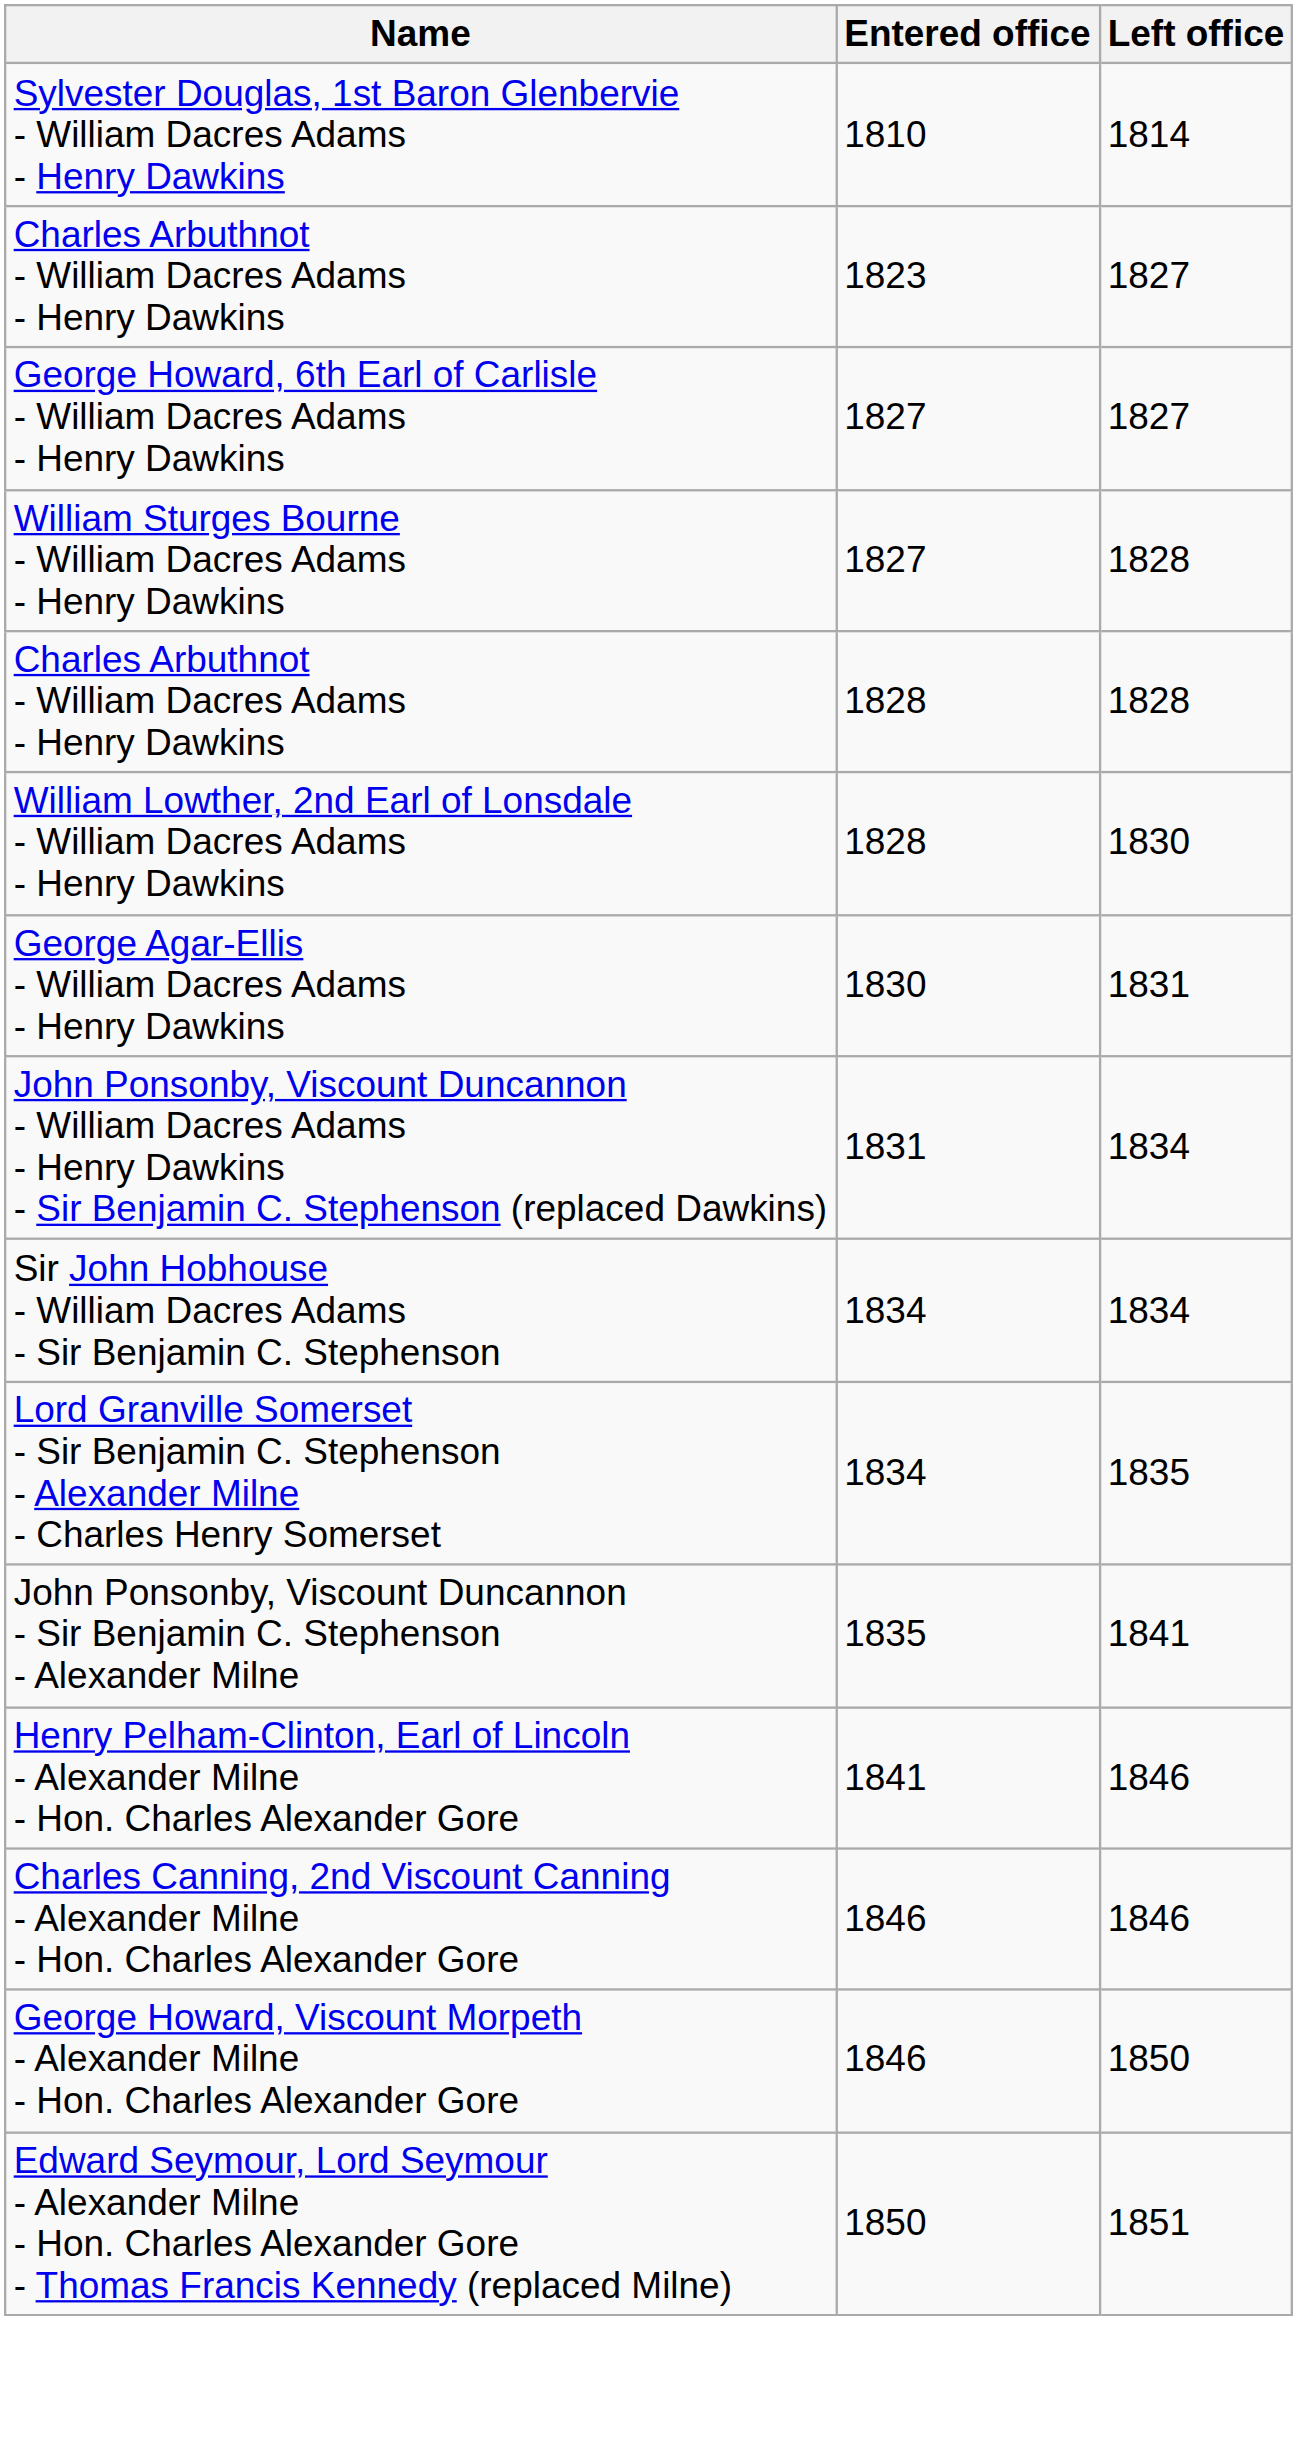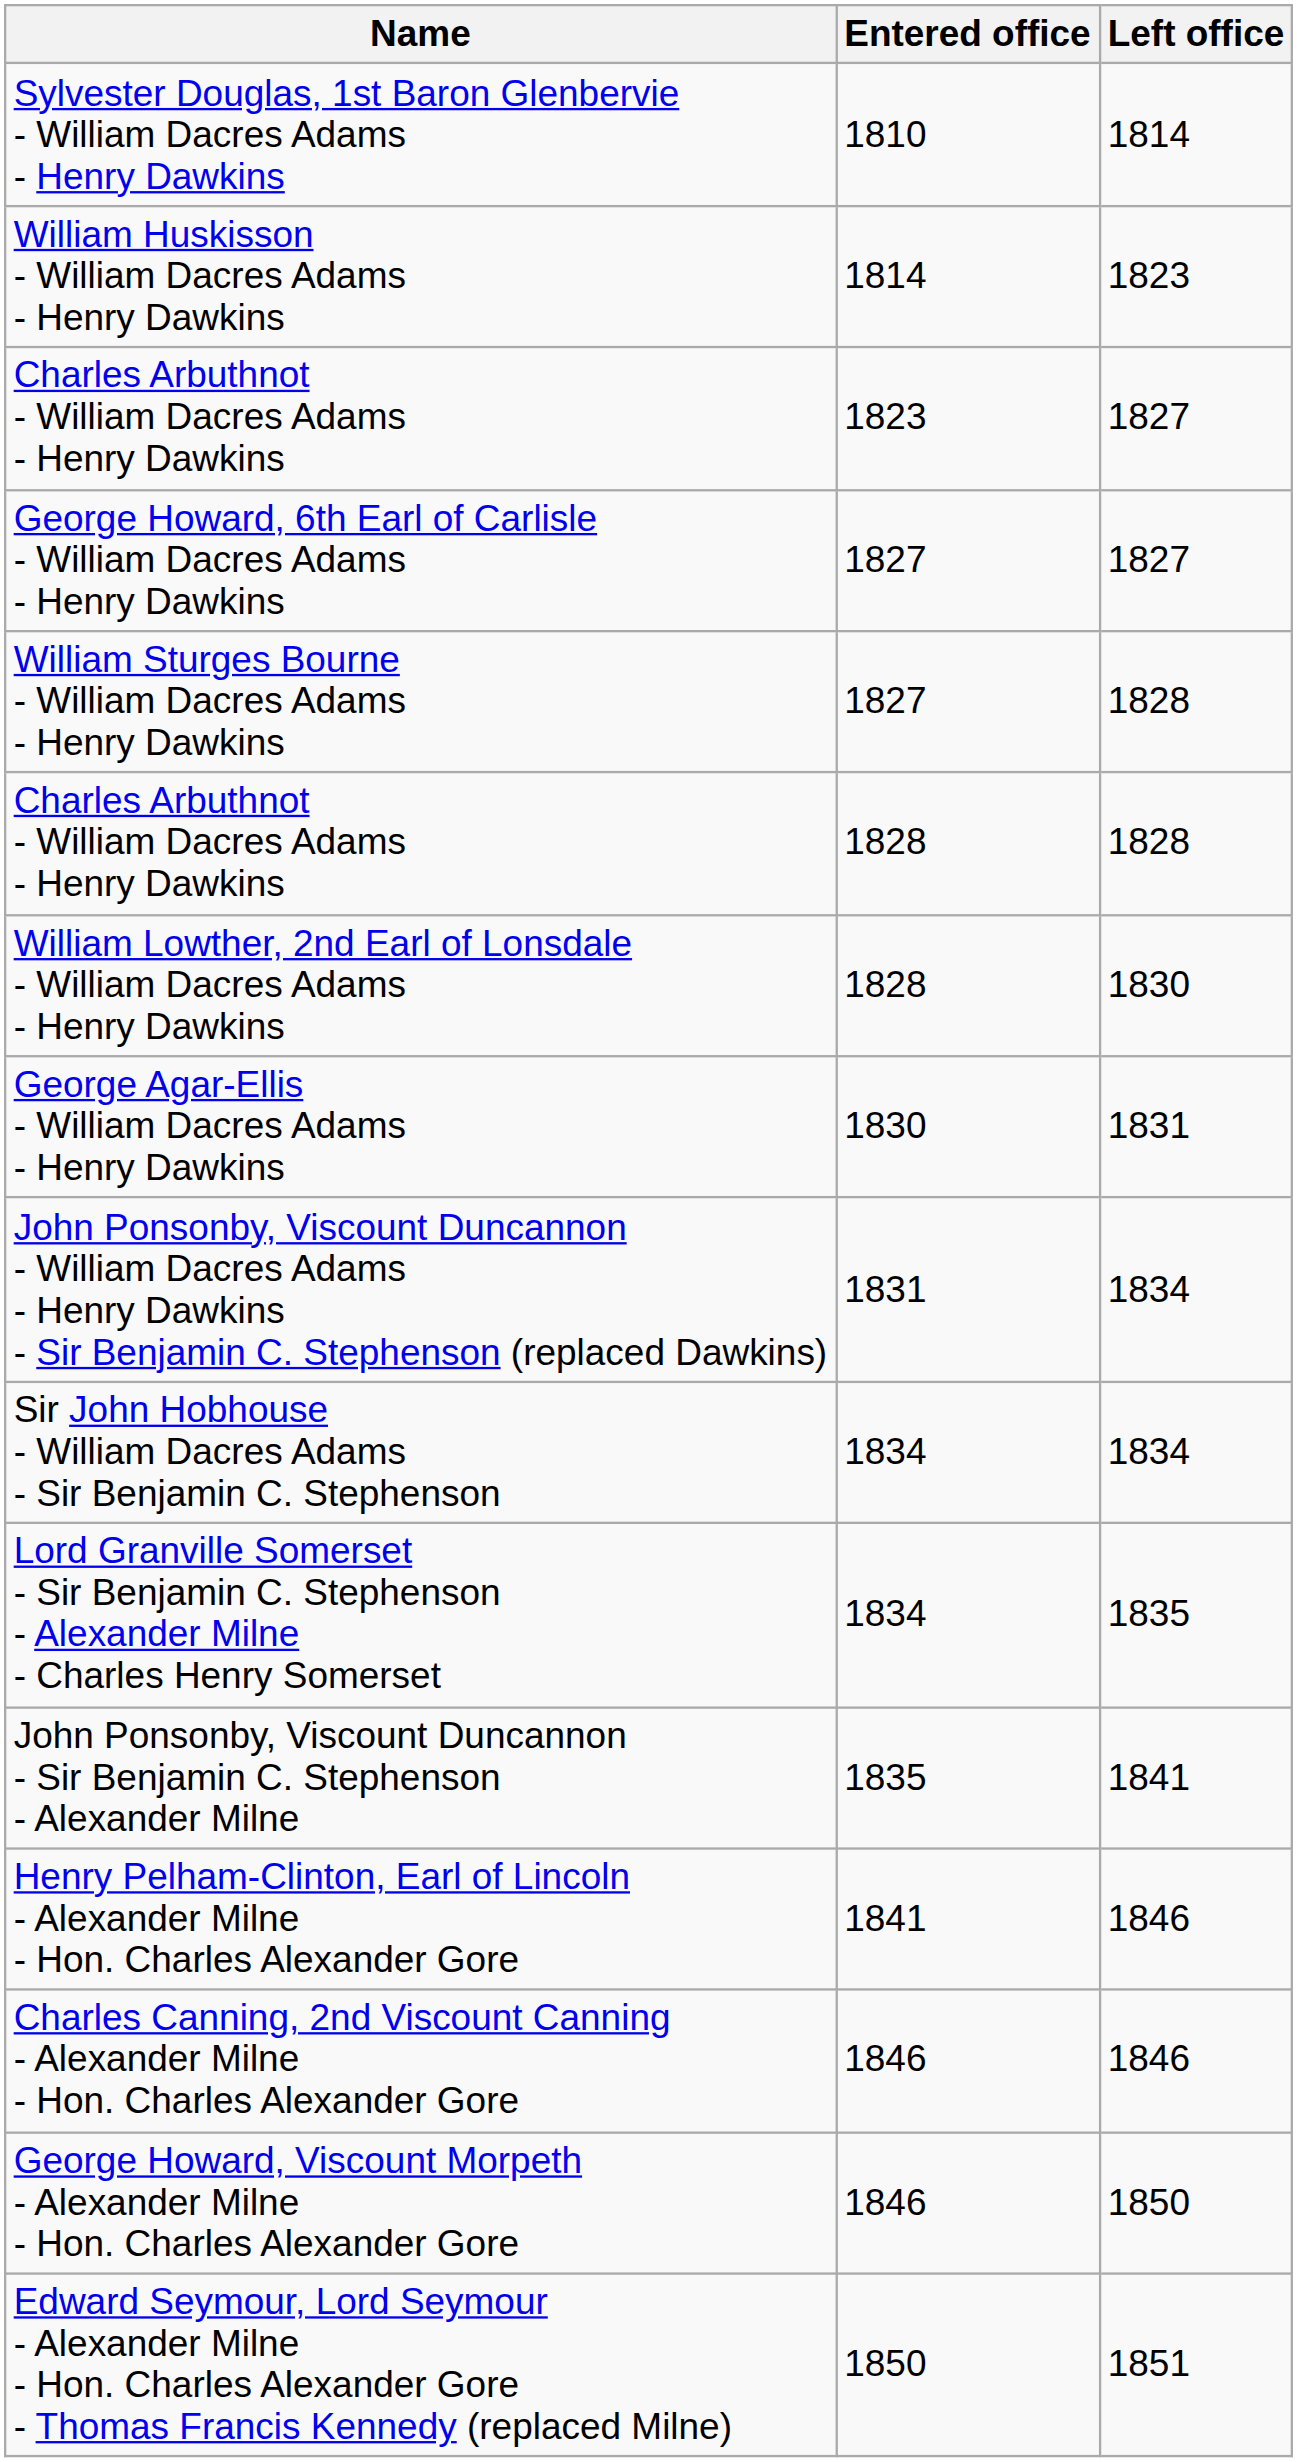+ row: (210, 275)
